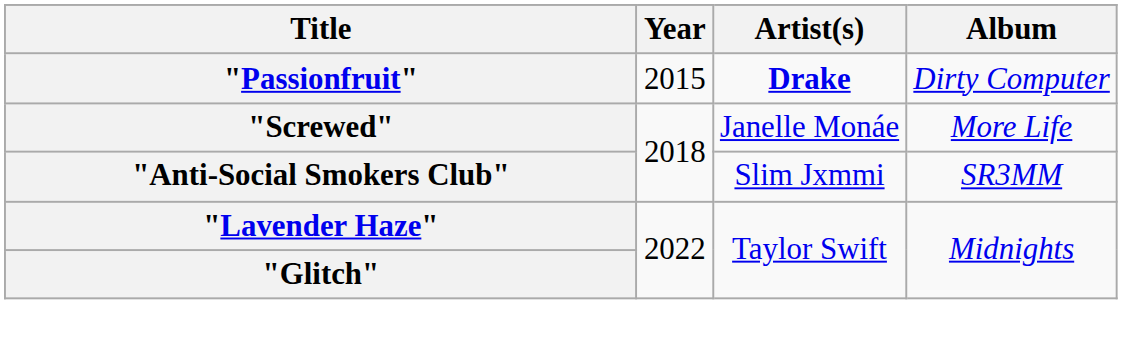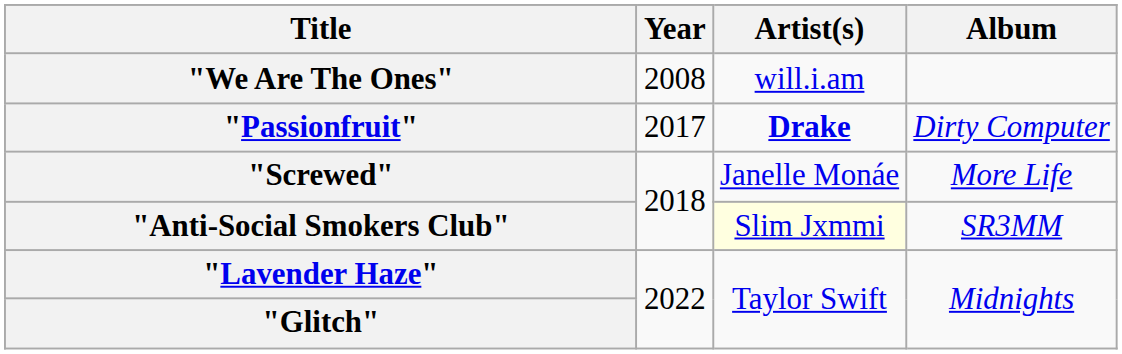+ row: (321, 77)
(675, 77) 2015 -> (675, 126) 2017
(810, 175) no background -> (810, 224) lightyellow background
